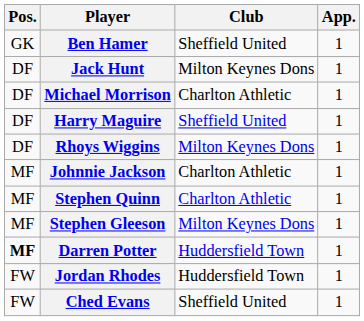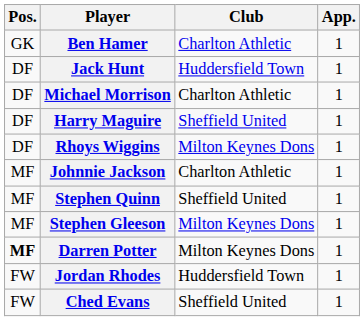(232, 43) Sheffield United -> (235, 43) Charlton Athletic
(246, 69) Milton Keynes Dons -> (241, 69) Huddersfield Town
(235, 198) Charlton Athletic -> (232, 198) Sheffield United
(241, 250) Huddersfield Town -> (246, 250) Milton Keynes Dons
